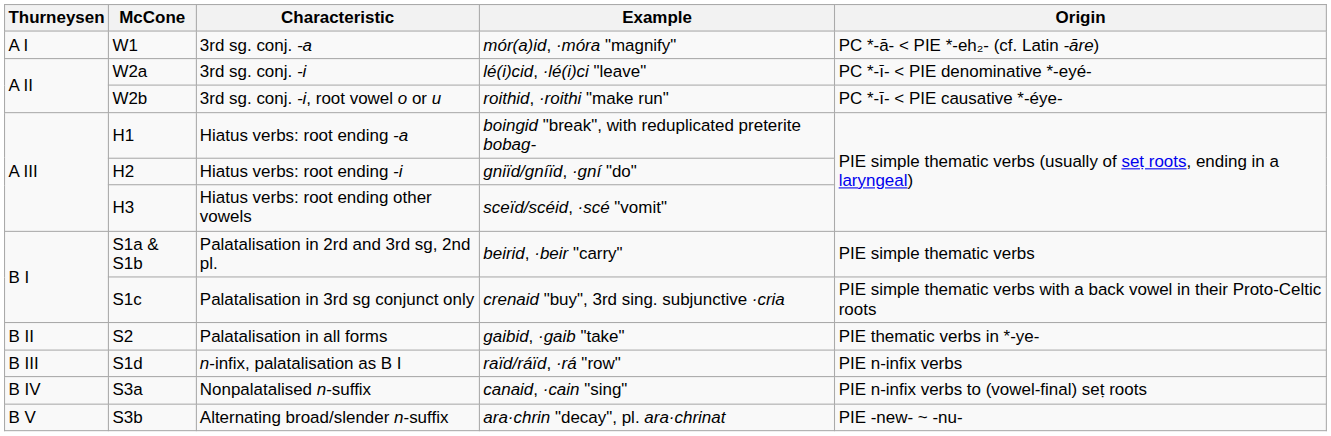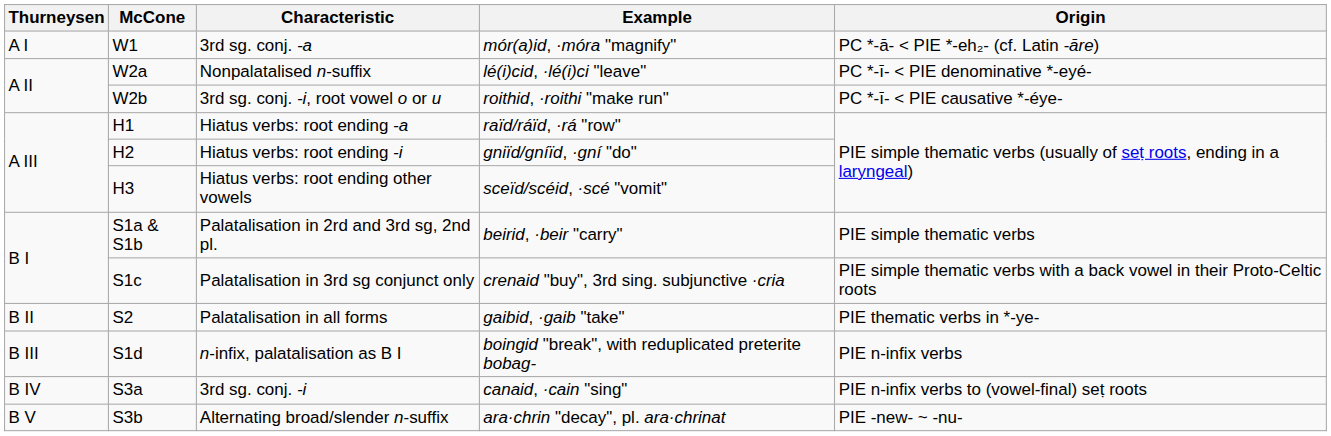(253, 71) 3rd sg. conj. -i -> (285, 71) Nonpalatalised n-suffix
(642, 135) boingid "break", with reduplicated preterite bobag- -> (552, 125) raïd/ráïd, ·rá "row"
(552, 363) raïd/ráïd, ·rá "row" -> (642, 353) boingid "break", with reduplicated preterite bobag-
(285, 390) Nonpalatalised n-suffix -> (253, 390) 3rd sg. conj. -i
